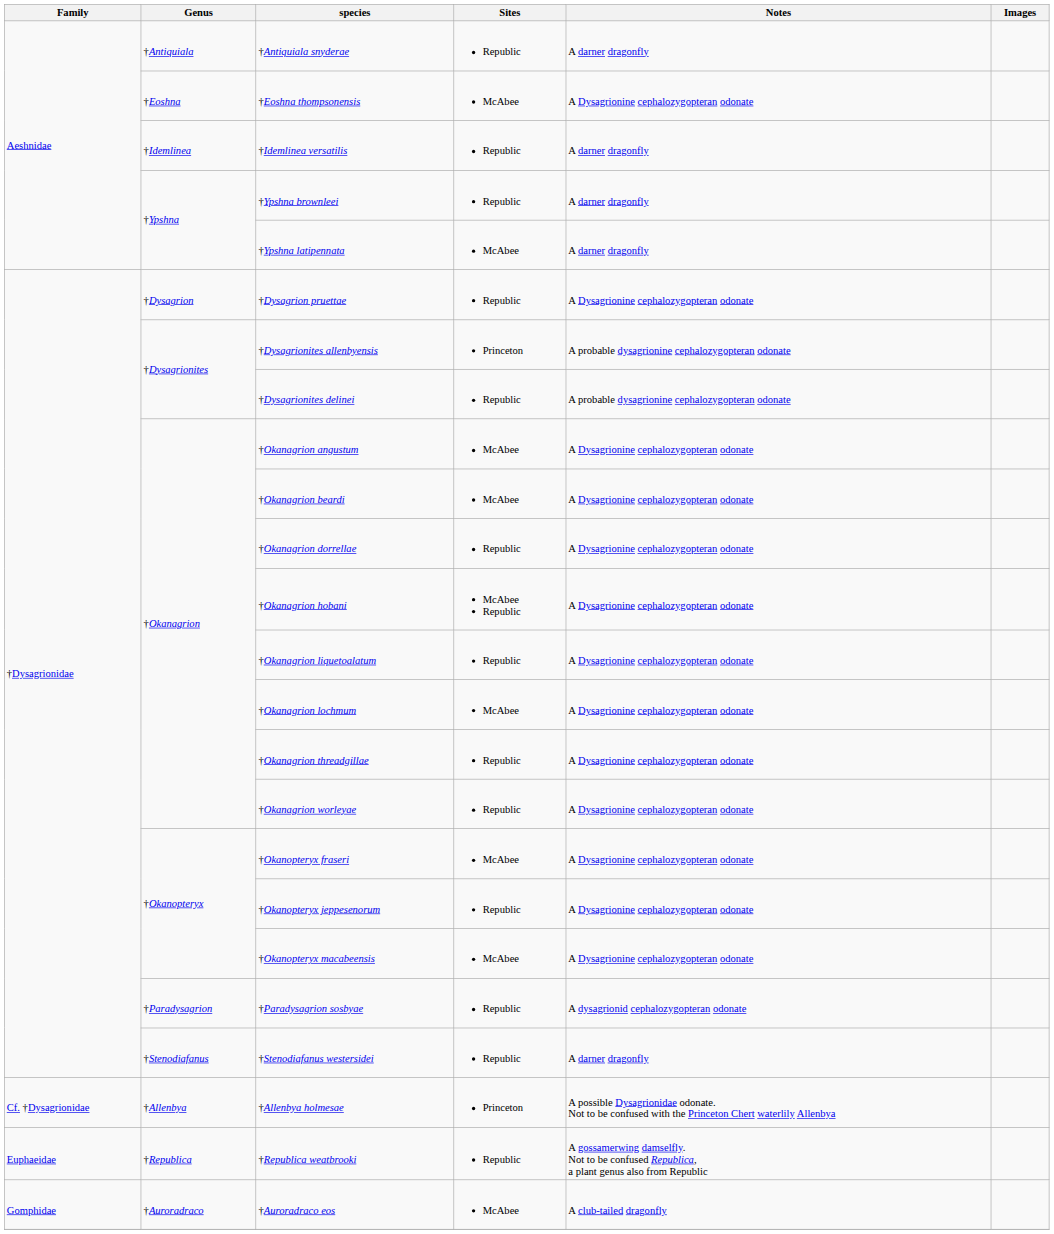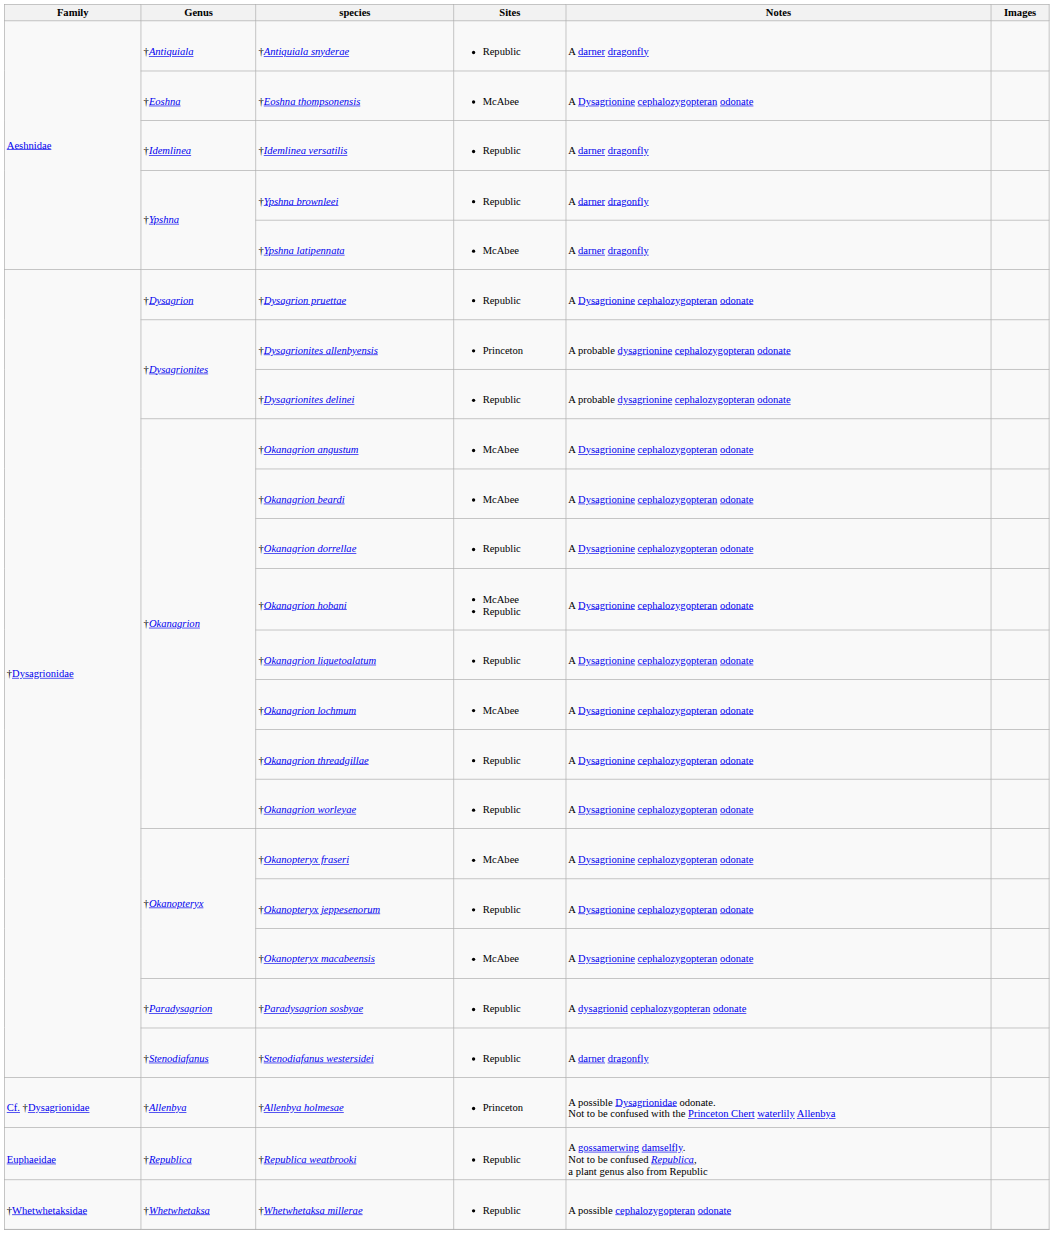- row: (297, 1210)
+ row: (311, 1210)
